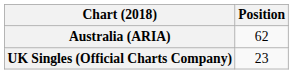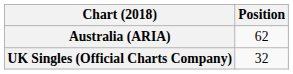(262, 58) 23 -> (262, 58) 32
